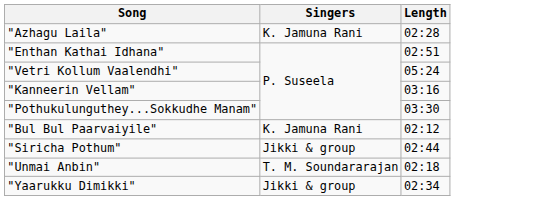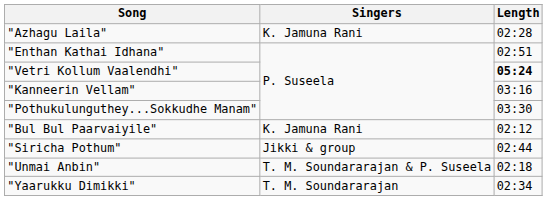(422, 72) normal -> (515, 72) bold
(331, 168) T. M. Soundararajan -> (377, 168) T. M. Soundararajan & P. Suseela
(309, 187) Jikki & group -> (331, 187) T. M. Soundararajan
